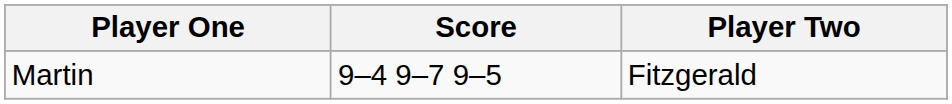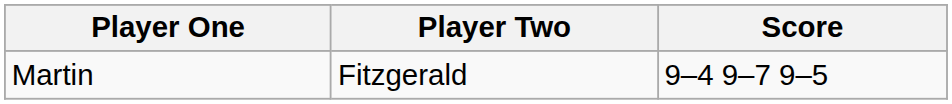columns swapped: (784, 27) <-> (476, 27)
